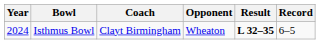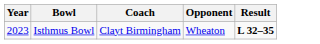- column: (296, 13)
(18, 30) 2024 -> (18, 30) 2023
